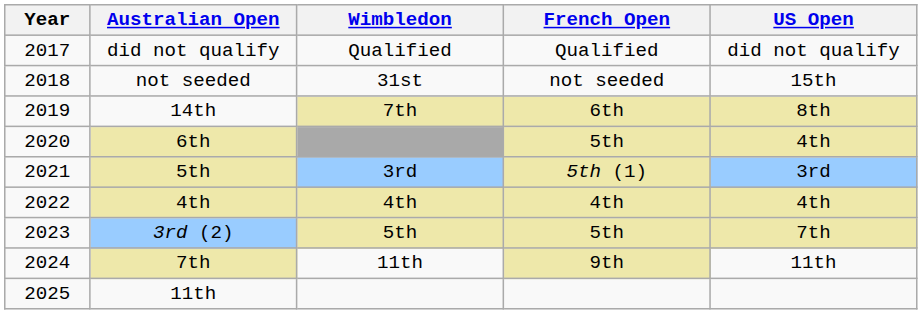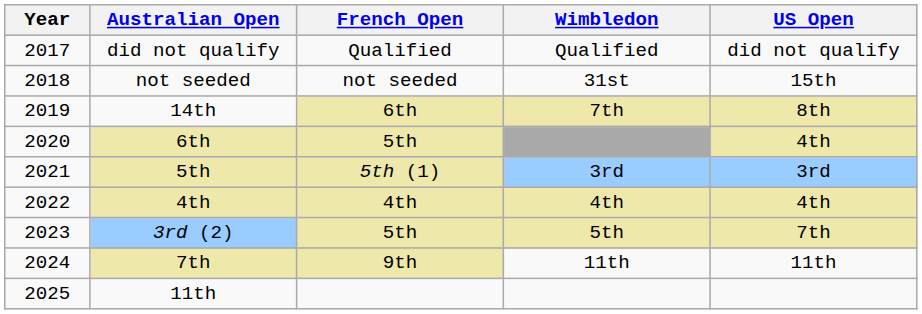columns swapped: (607, 20) <-> (400, 20)
